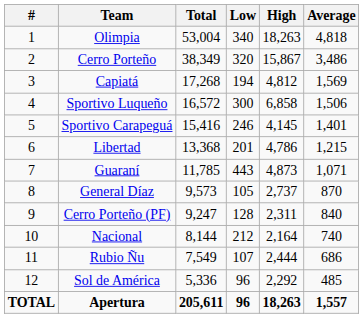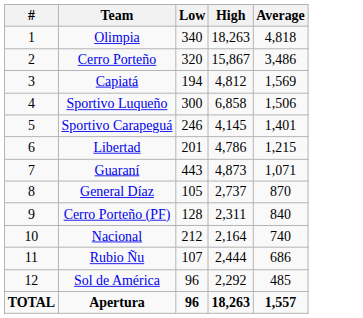- column: (201, 15)
